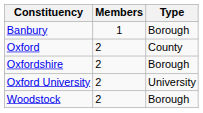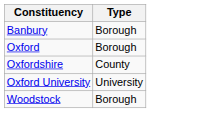- column: (119, 13)
(165, 47) County -> (116, 47) Borough
(169, 64) Borough -> (113, 64) County
